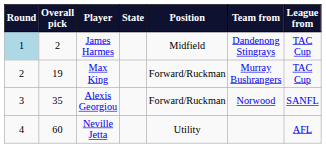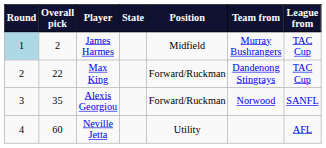(256, 46) Dandenong Stingrays -> (256, 46) Murray Bushrangers
(57, 73) 19 -> (57, 73) 22
(256, 73) Murray Bushrangers -> (256, 73) Dandenong Stingrays
